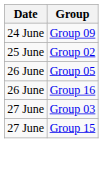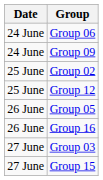+ row: (73, 33)
+ row: (73, 90)
